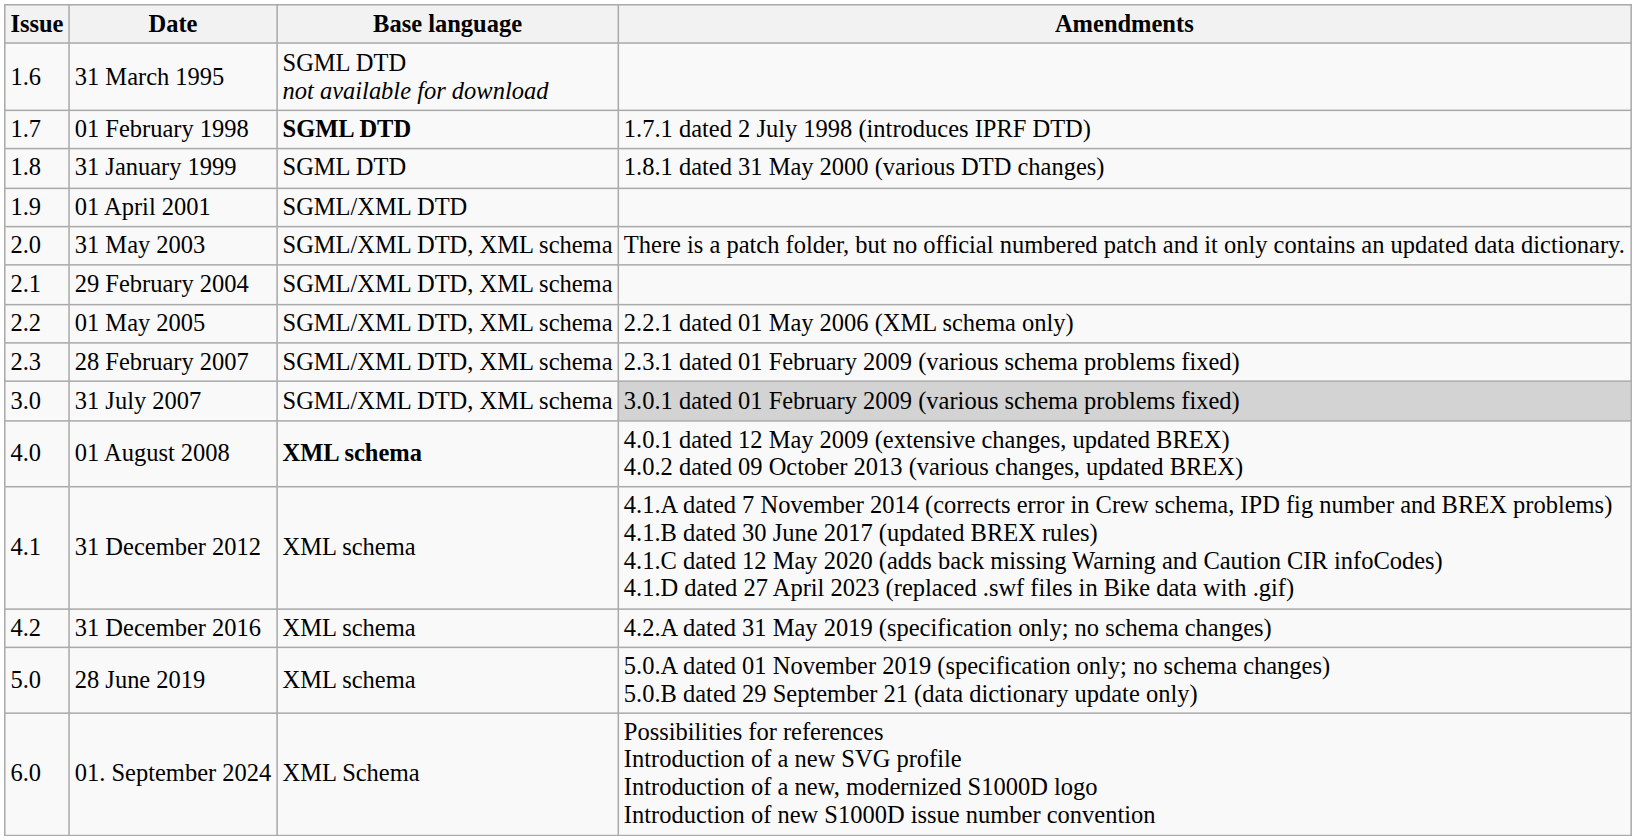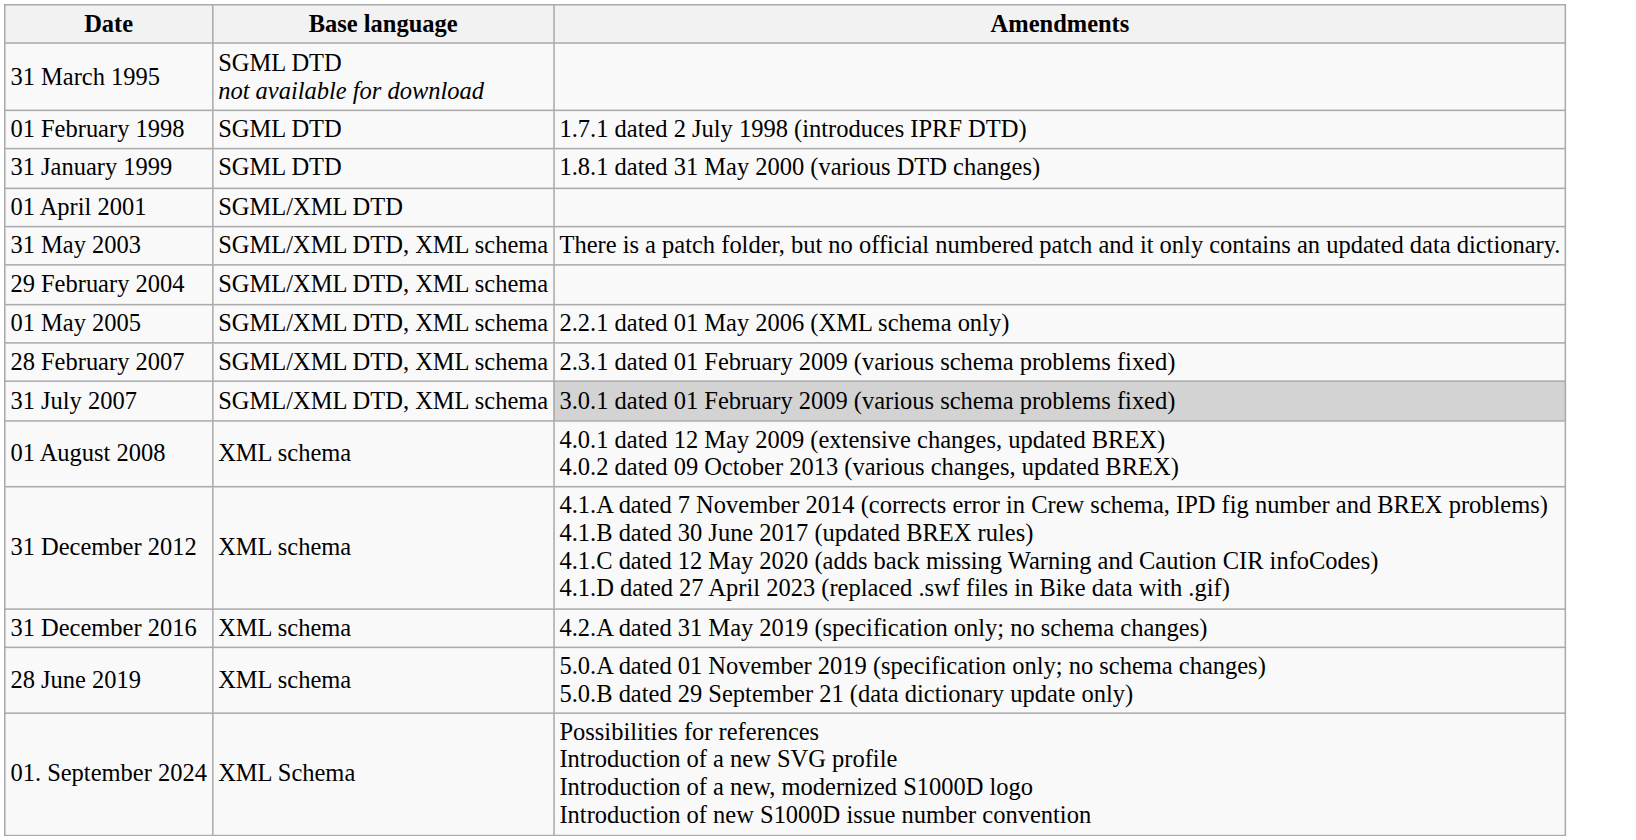- column: (37, 23)
(347, 129) bold -> (280, 129) normal
(352, 453) bold -> (285, 453) normal
